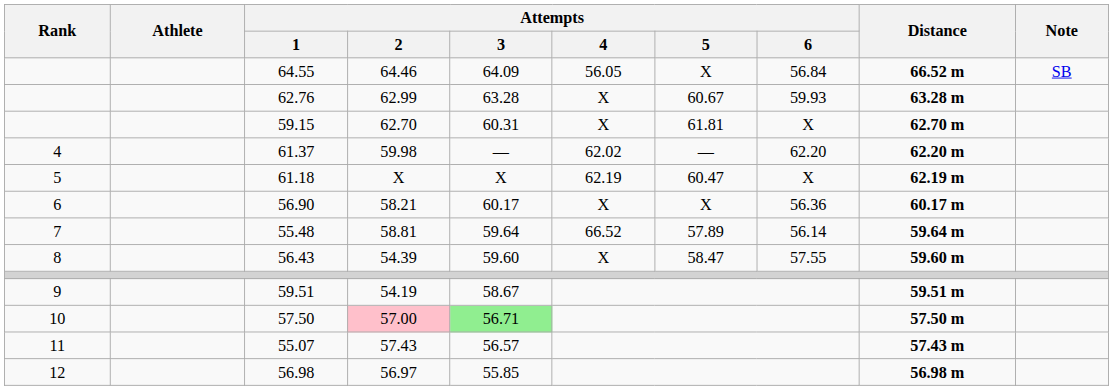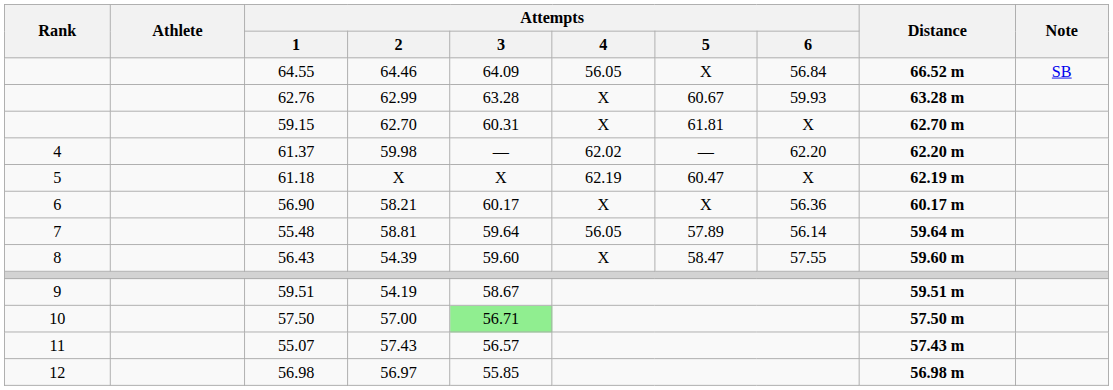(603, 231) 66.52 -> (603, 231) 56.05
(399, 318) pink background -> (399, 318) no background
